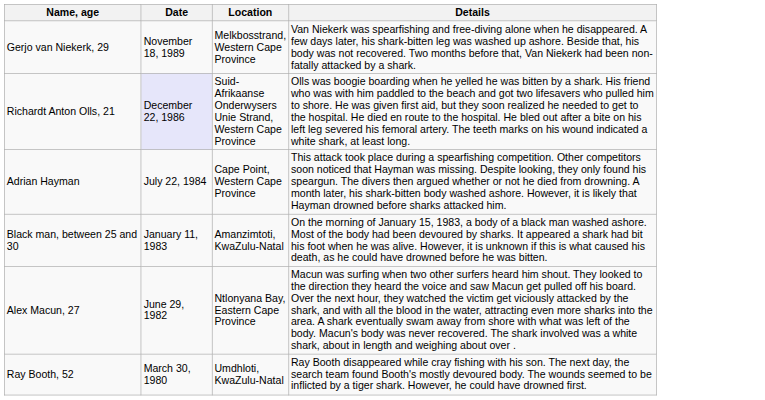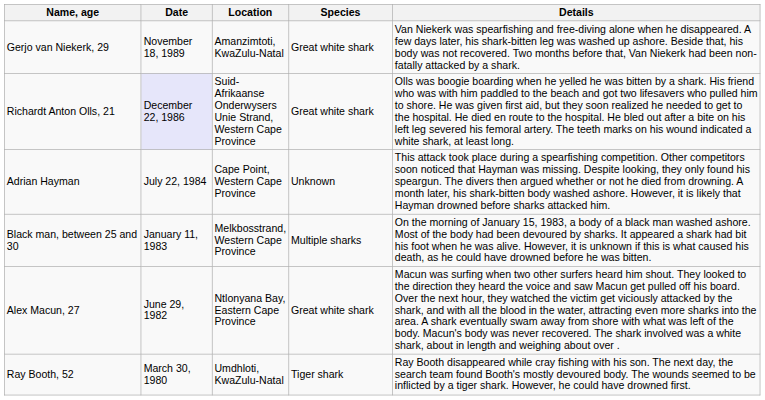+ column: (340, 12)
(250, 47) Melkbosstrand, Western Cape Province -> (249, 47) Amanzimtoti, KwaZulu-Natal
(249, 240) Amanzimtoti, KwaZulu-Natal -> (250, 240) Melkbosstrand, Western Cape Province
